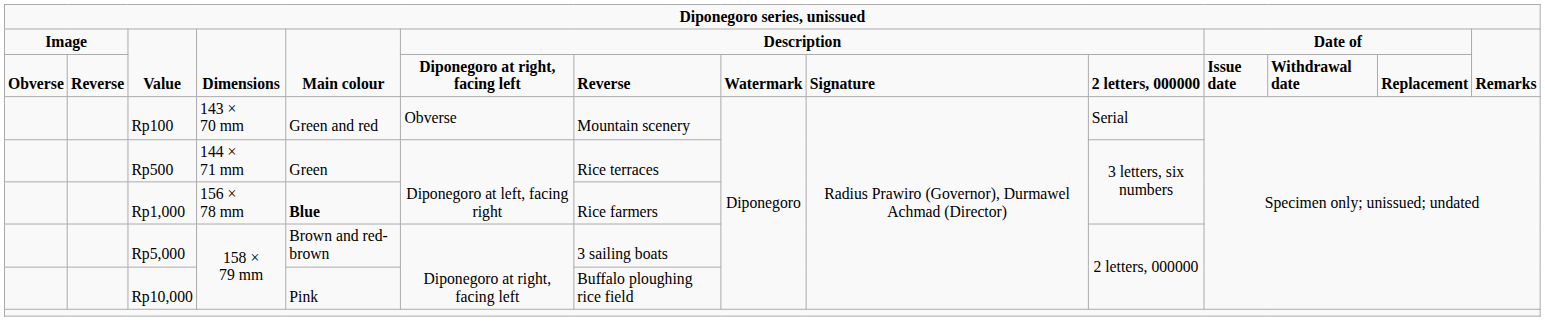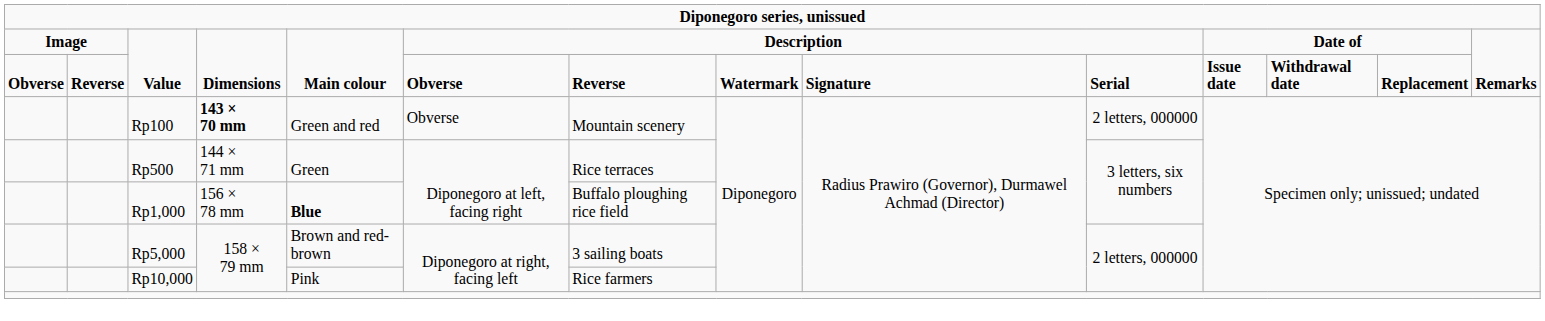(487, 75) Diponegoro at right, facing left -> (435, 84) Obverse
(1146, 84) 2 letters, 000000 -> (1110, 84) Serial
(222, 117) normal -> (223, 117) bold
(1110, 117) Serial -> (1145, 117) 2 letters, 000000
(618, 211) Rice farmers -> (630, 203) Buffalo ploughing rice field
(635, 288) Buffalo ploughing rice field -> (612, 279) Rice farmers
